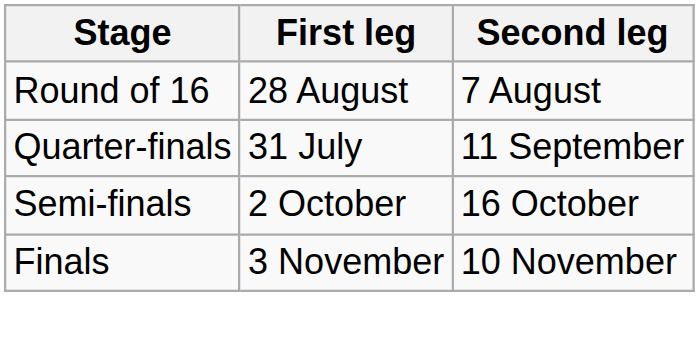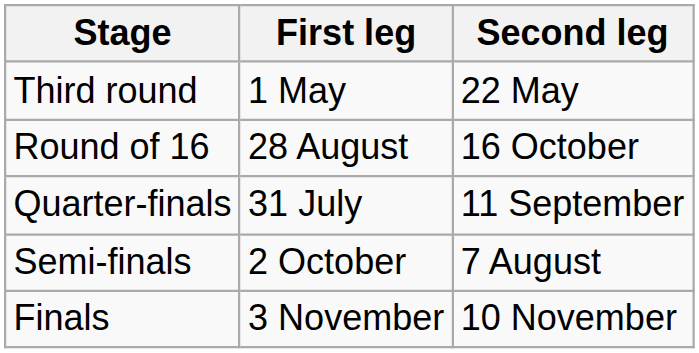+ row: (105, 90)
(531, 90) 7 August -> (550, 147) 16 October
(550, 204) 16 October -> (531, 261) 7 August
